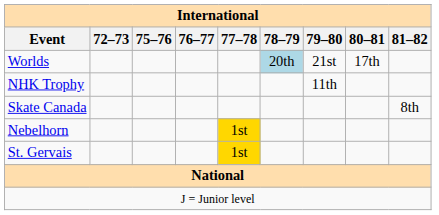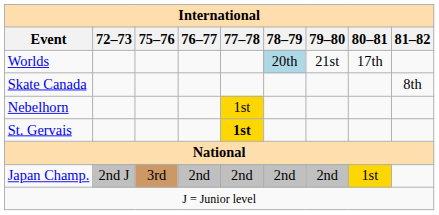- row: (46, 84)
(239, 152) normal -> (242, 130) bold
+ row: (49, 175)
